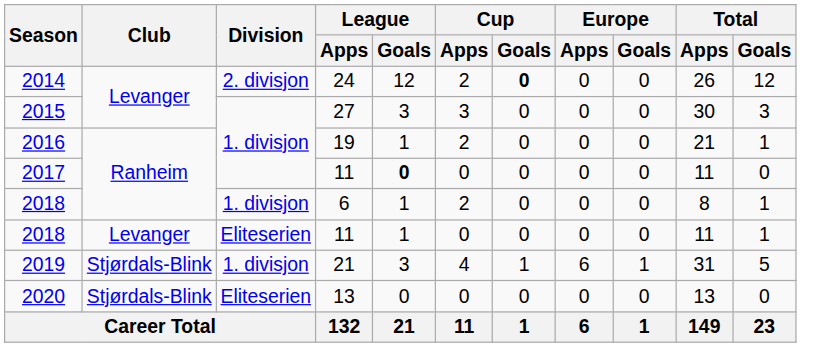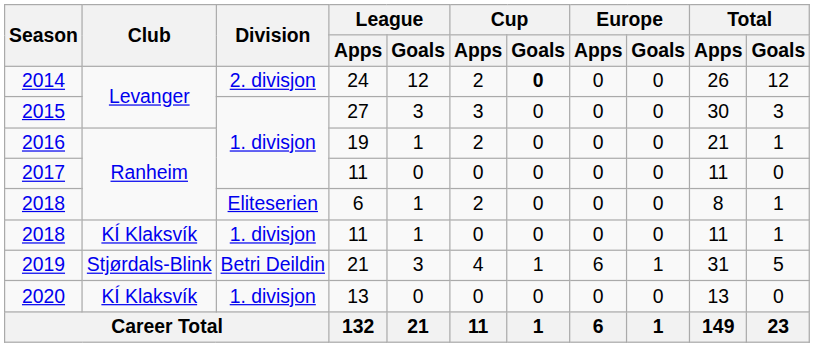(404, 173) bold -> (418, 173) normal
(266, 204) 1. divisjon -> (273, 204) Eliteserien
(149, 234) Levanger -> (149, 234) KÍ Klaksvík
(266, 234) Eliteserien -> (273, 234) 1. divisjon
(266, 265) 1. divisjon -> (273, 265) Betri Deildin
(149, 296) Stjørdals-Blink -> (149, 296) KÍ Klaksvík
(266, 296) Eliteserien -> (273, 296) 1. divisjon
